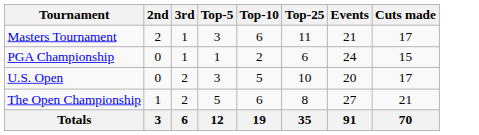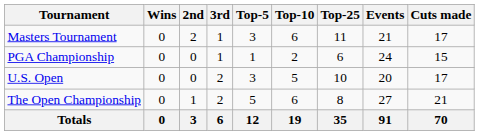+ column: (162, 15)
